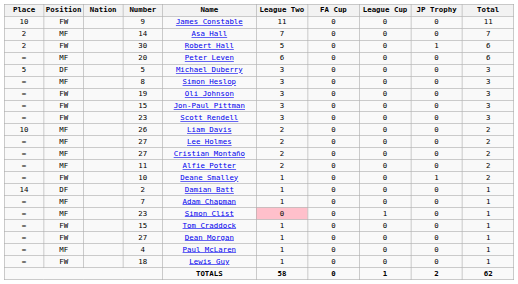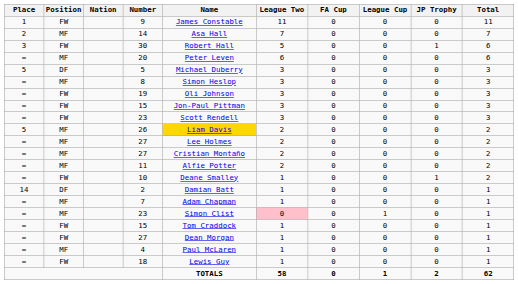(24, 23) 10 -> (24, 23) 1
(24, 47) 2 -> (24, 47) 3
(24, 130) 10 -> (24, 130) 5
(209, 130) no background -> (209, 130) gold background
